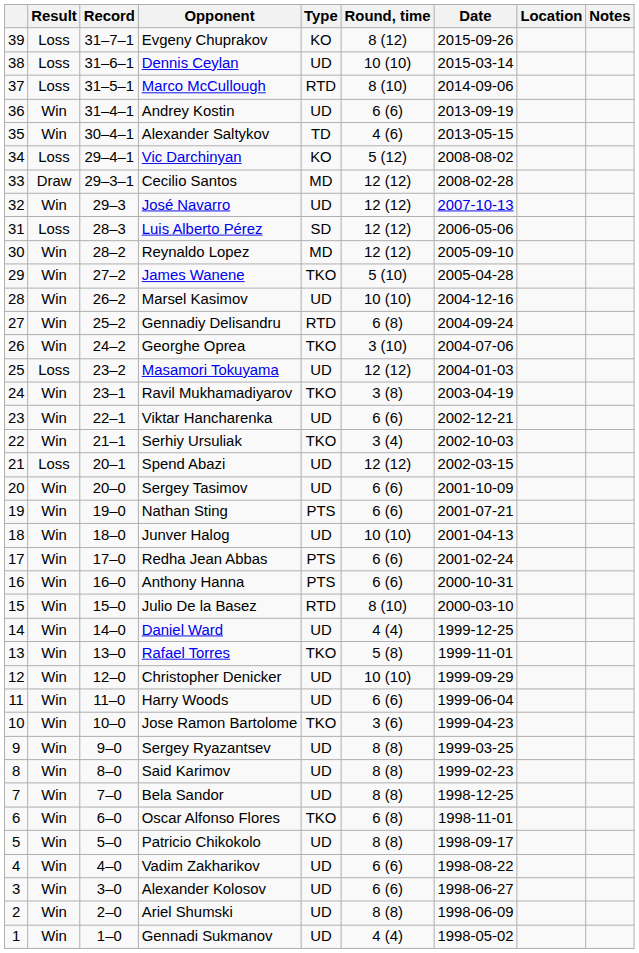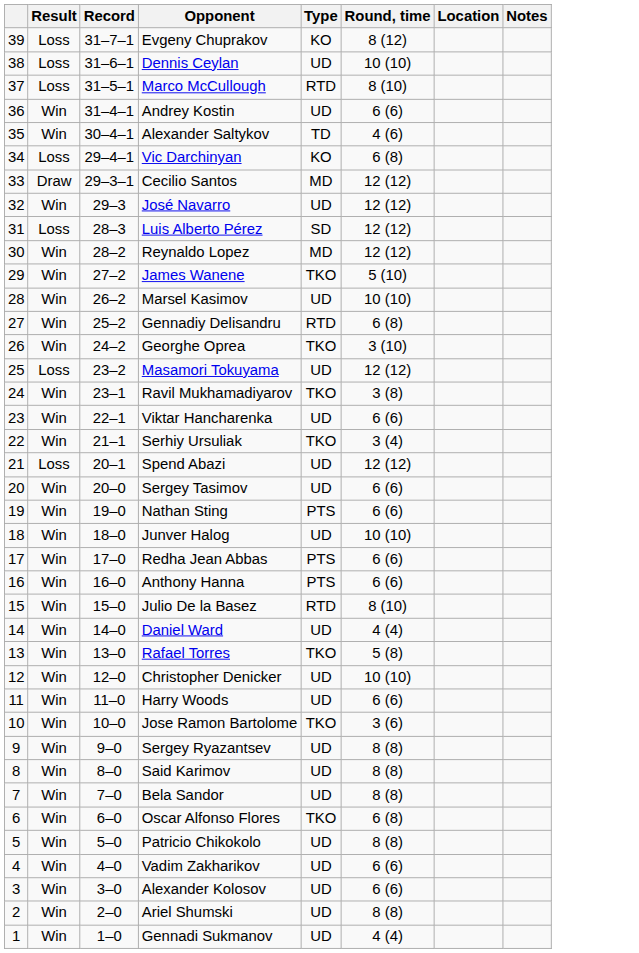- column: (475, 16)
(388, 157) 5 (12) -> (388, 157) 6 (8)
